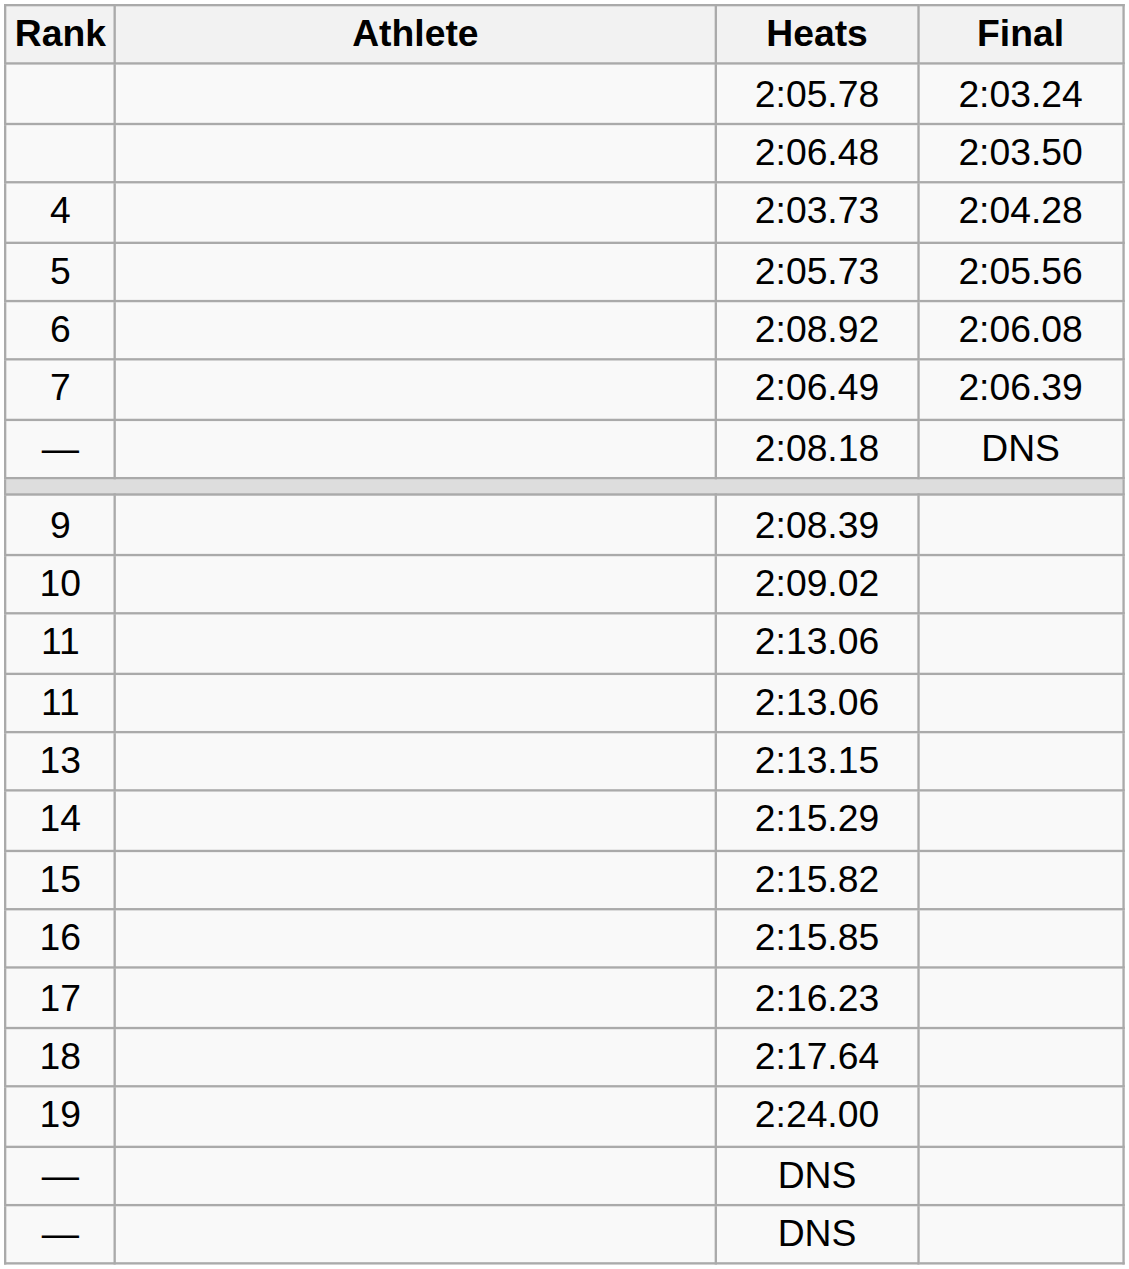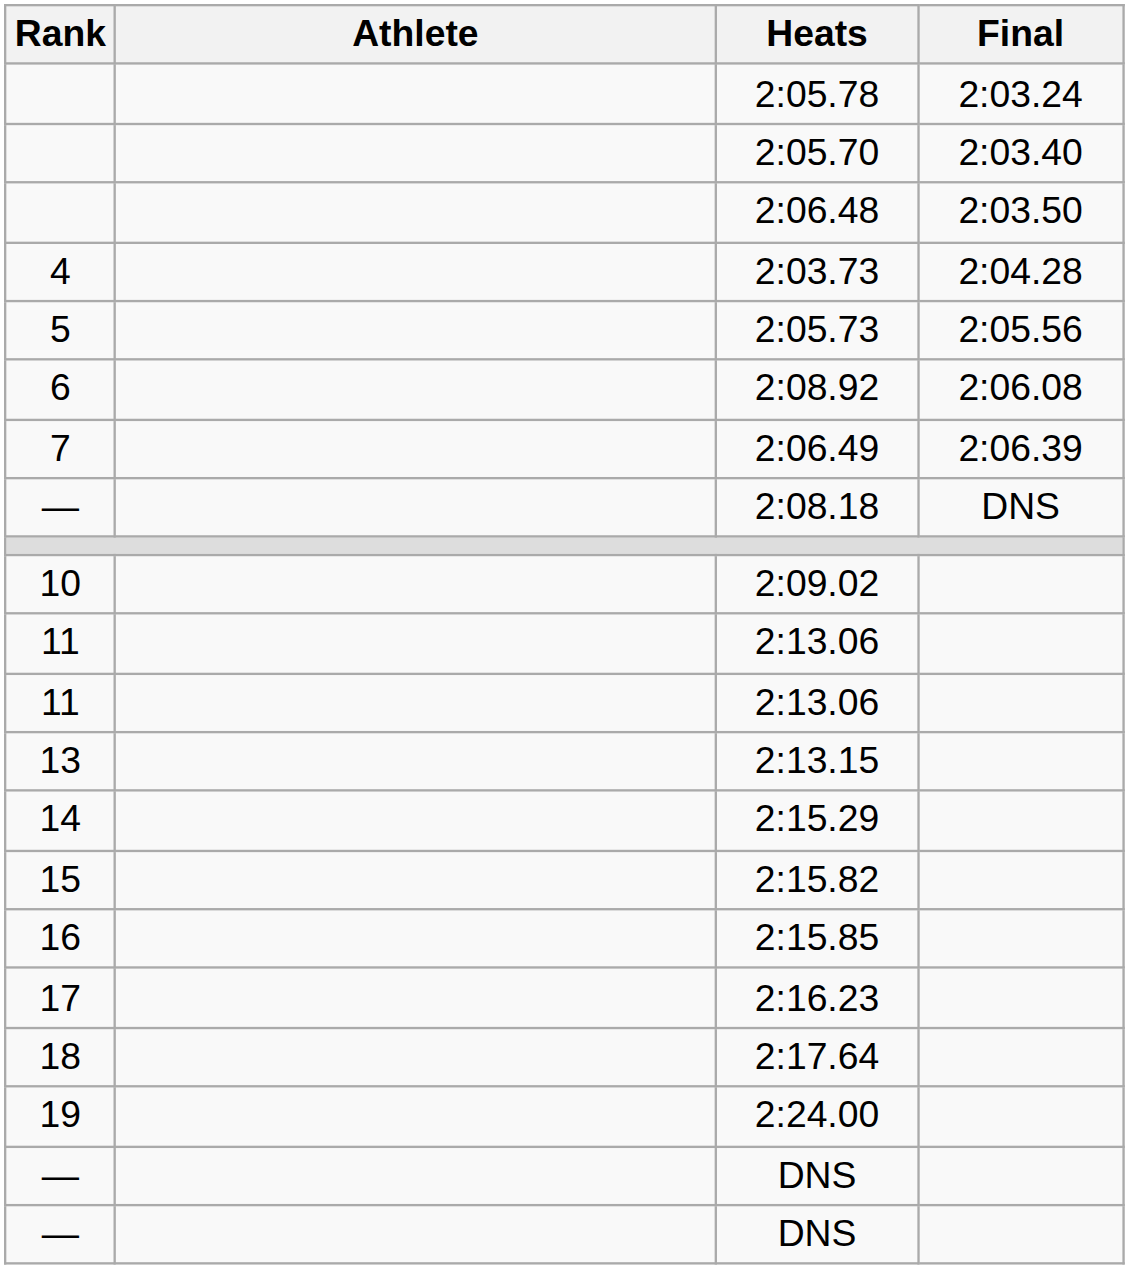+ row: (60, 153)
- row: (60, 524)
